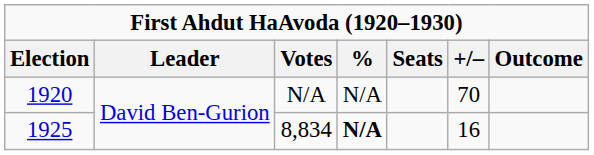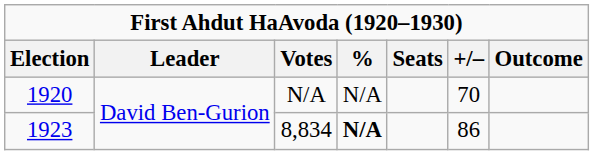(50, 130) 1925 -> (50, 130) 1923
(469, 130) 16 -> (469, 130) 86
